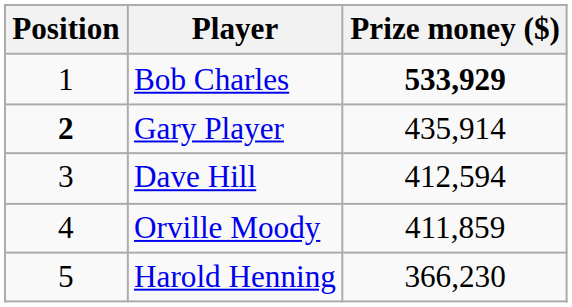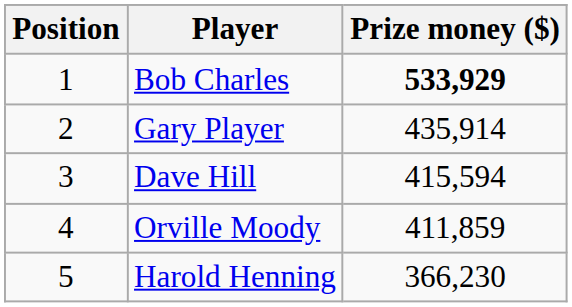(66, 128) bold -> (66, 128) normal
(455, 177) 412,594 -> (455, 177) 415,594
